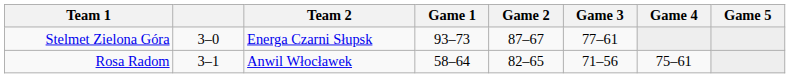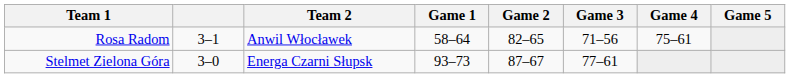rows swapped: (108, 38) <-> (133, 61)
